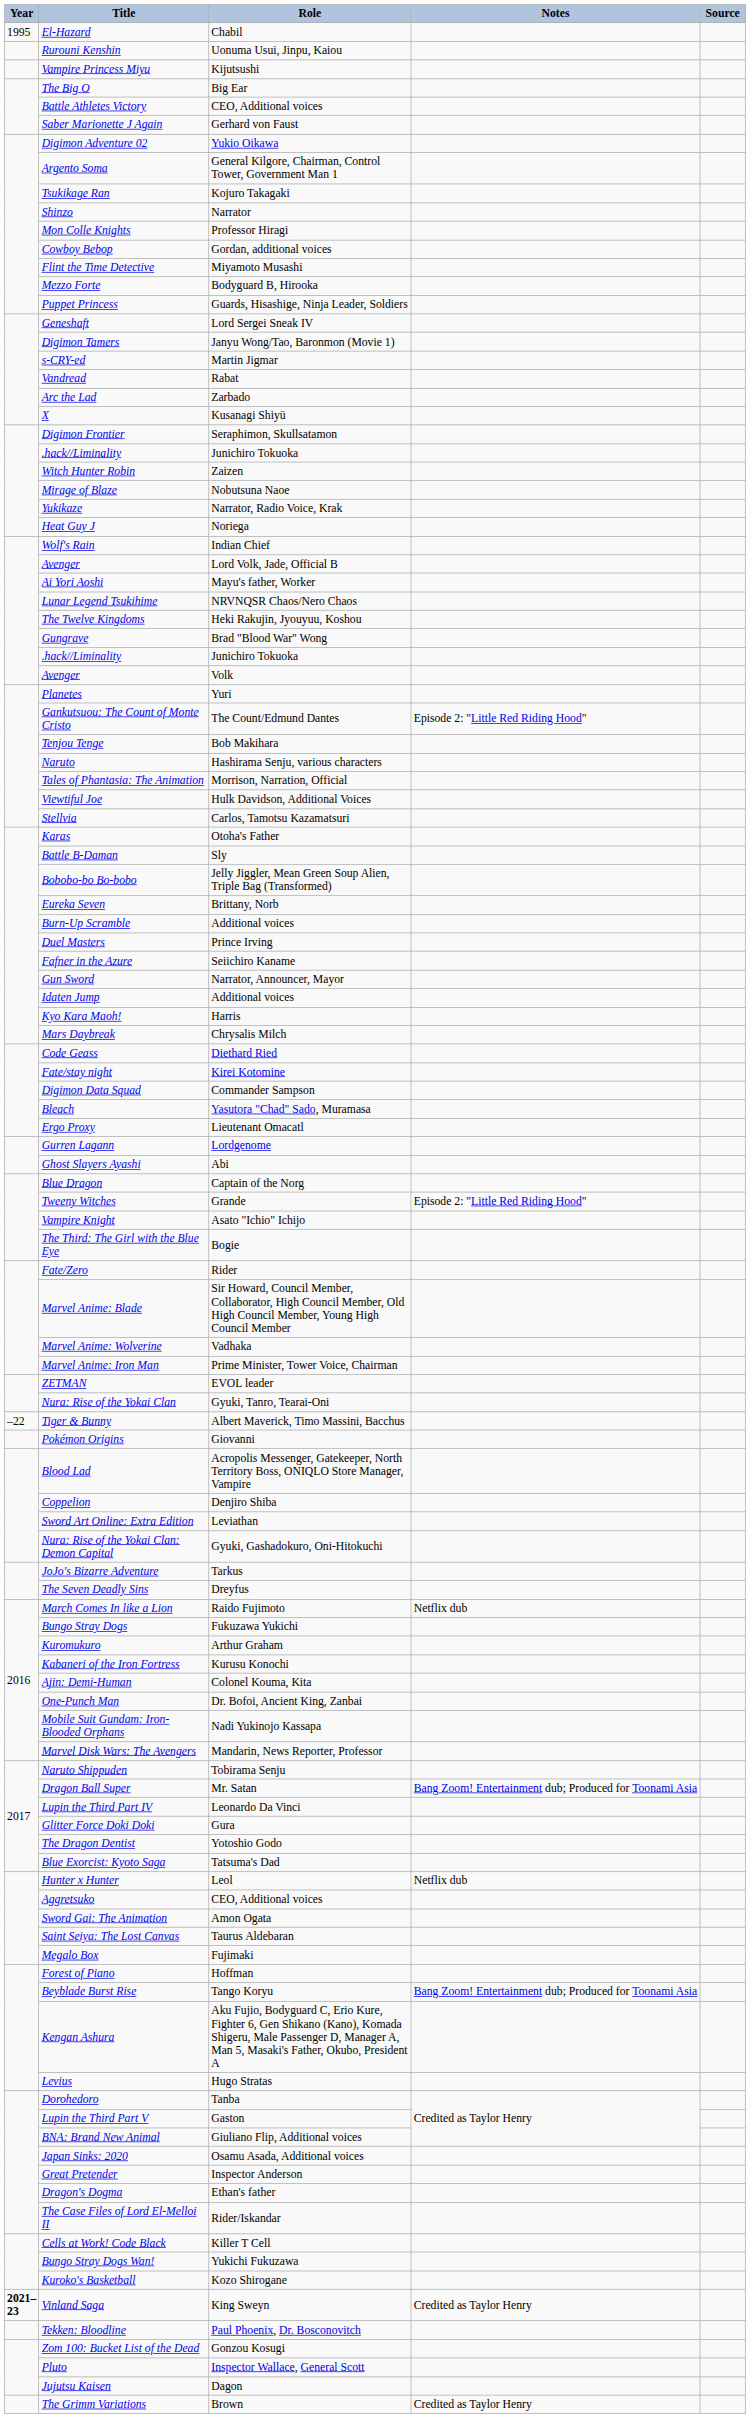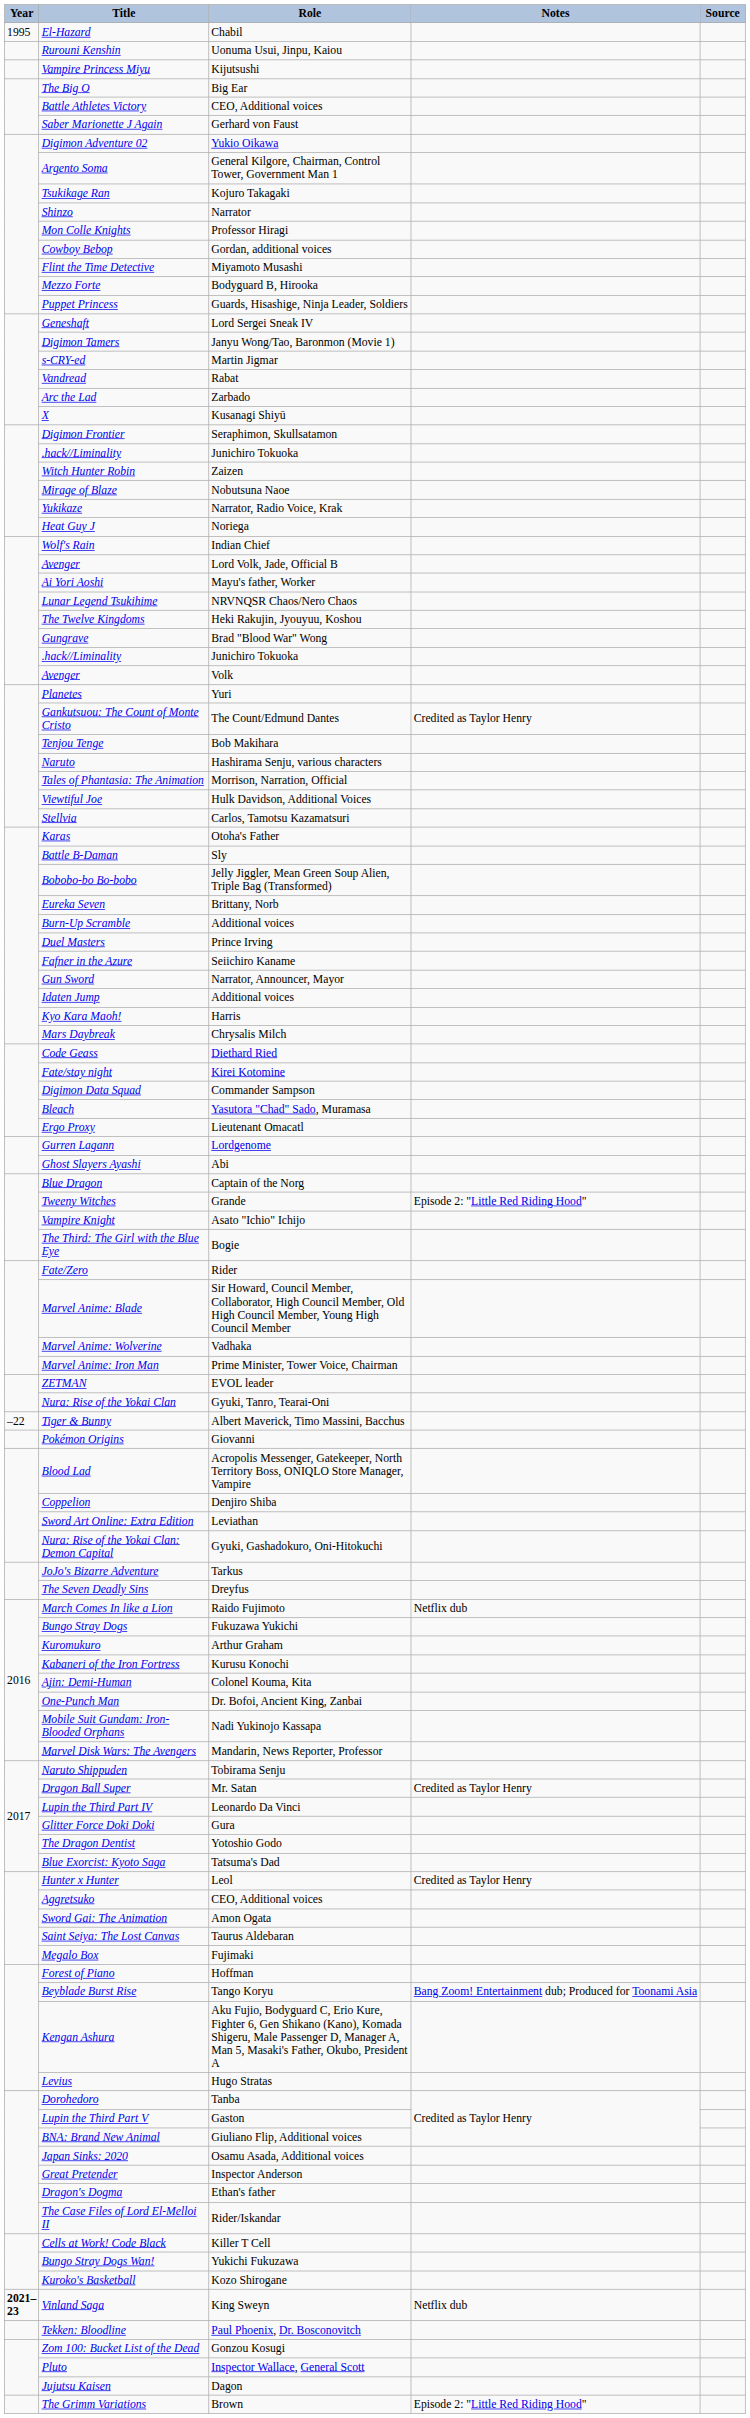(500, 718) Episode 2: "Little Red Riding Hood" -> (473, 718) Credited as Taylor Henry
(555, 1788) Bang Zoom! Entertainment dub; Produced for Toonami Asia -> (473, 1788) Credited as Taylor Henry
(441, 1881) Netflix dub -> (473, 1881) Credited as Taylor Henry
(473, 2305) Credited as Taylor Henry -> (441, 2305) Netflix dub
(473, 2404) Credited as Taylor Henry -> (500, 2404) Episode 2: "Little Red Riding Hood"
